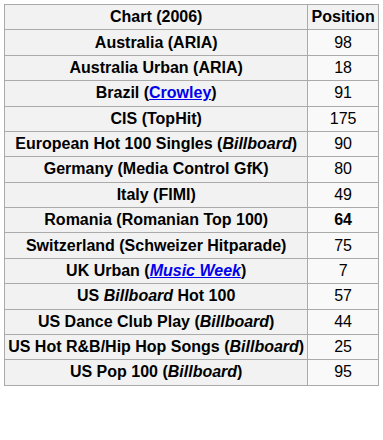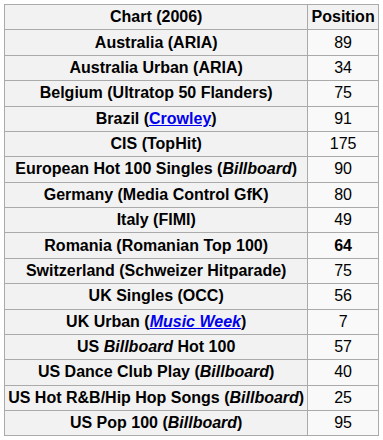(343, 42) 98 -> (343, 42) 89
(343, 67) 18 -> (343, 67) 34
+ row: (156, 93)
+ row: (156, 296)
(343, 321) 44 -> (343, 372) 40
